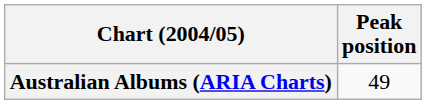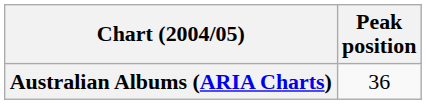(379, 81) 49 -> (379, 81) 36
